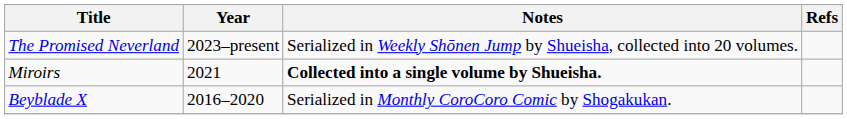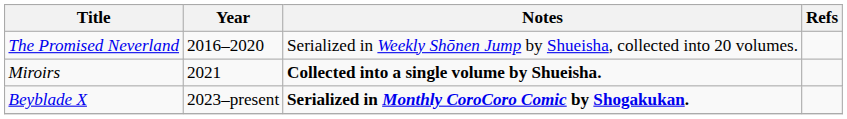(233, 45) 2023–present -> (225, 45) 2016–2020
(225, 99) 2016–2020 -> (233, 99) 2023–present
(479, 99) normal -> (488, 99) bold
